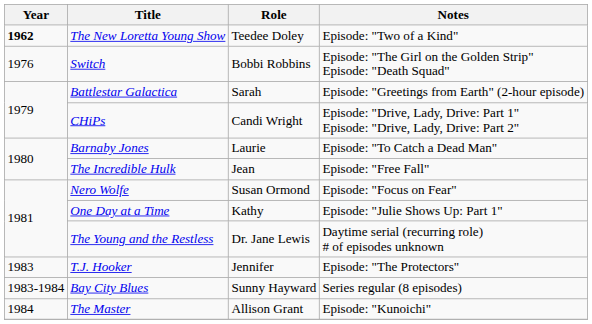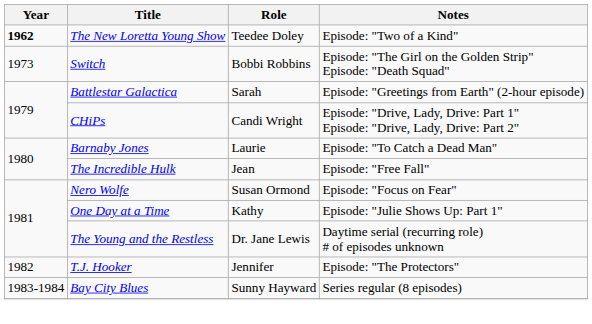(21, 63) 1976 -> (21, 63) 1973
(21, 267) 1983 -> (21, 267) 1982
- row: (100, 308)
